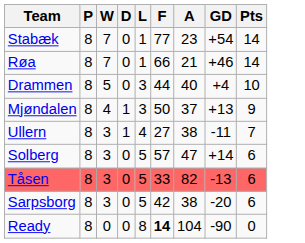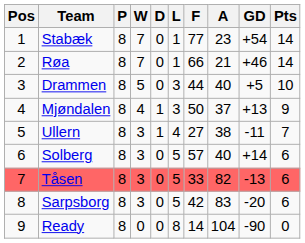+ column: (21, 16)
(221, 86) +4 -> (255, 86) +5
(189, 156) 47 -> (223, 156) 40
(189, 202) 38 -> (223, 202) 83
(162, 226) bold -> (196, 226) normal
